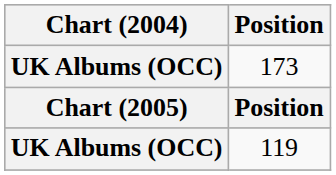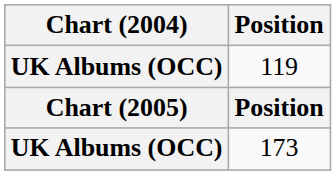rows swapped: (279, 148) <-> (279, 66)
